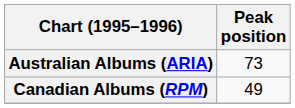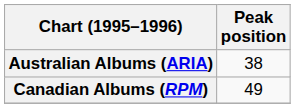(254, 63) 73 -> (254, 63) 38
